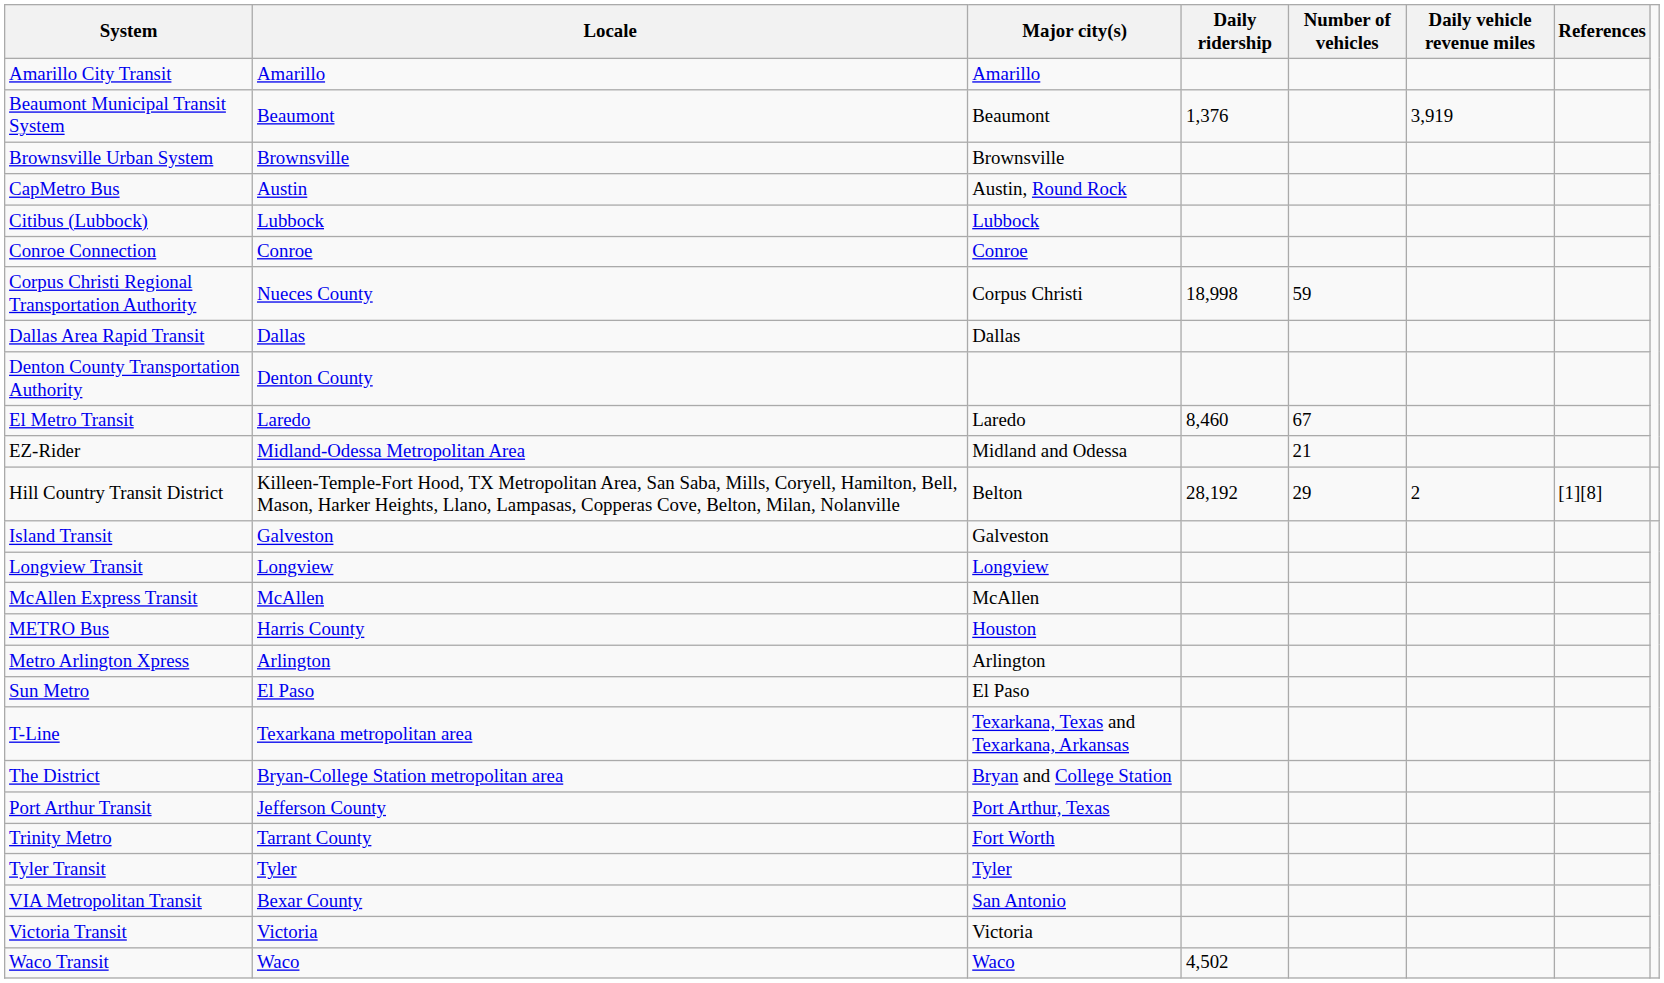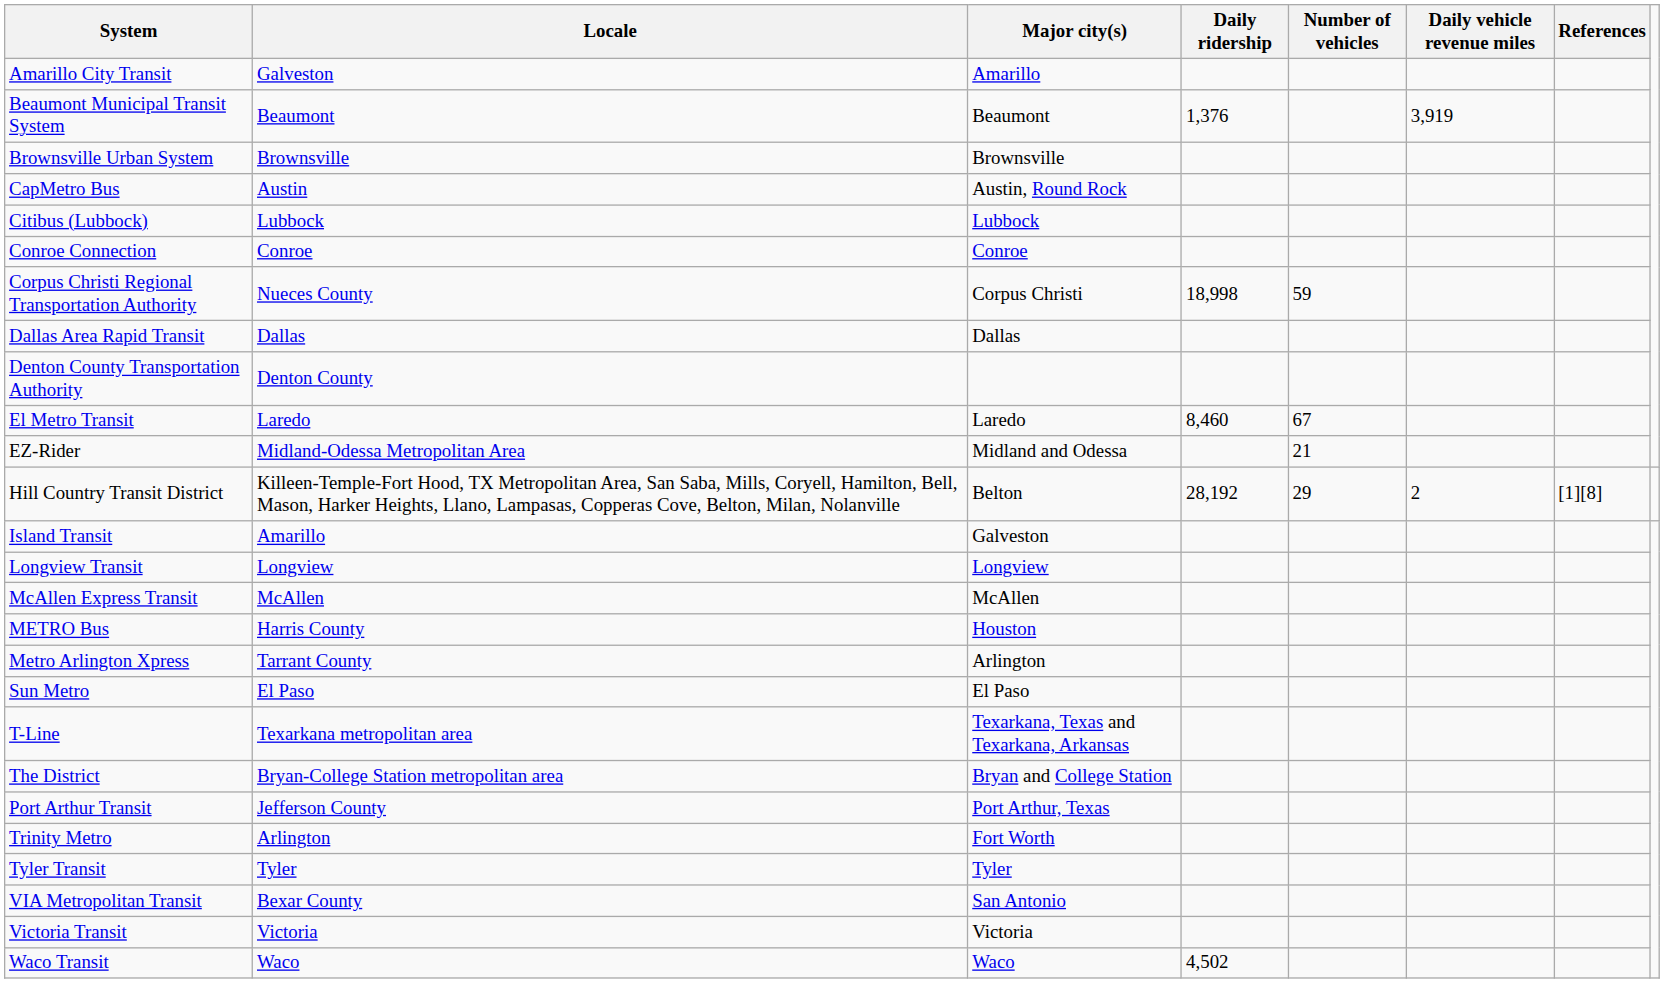(291, 73) Amarillo -> (295, 73) Galveston
(295, 536) Galveston -> (291, 536) Amarillo
(294, 660) Arlington -> (314, 660) Tarrant County
(314, 838) Tarrant County -> (294, 838) Arlington
